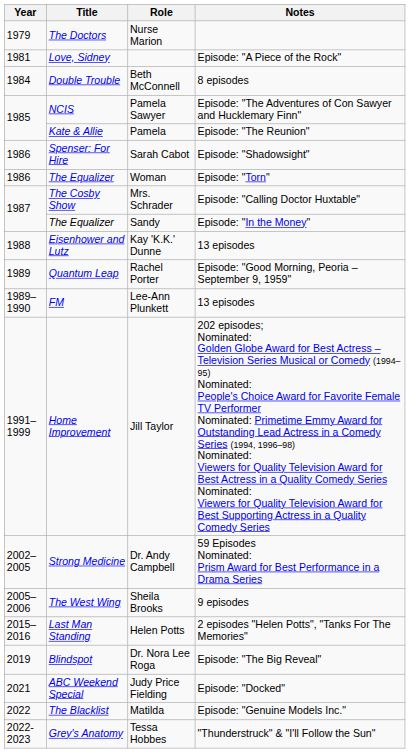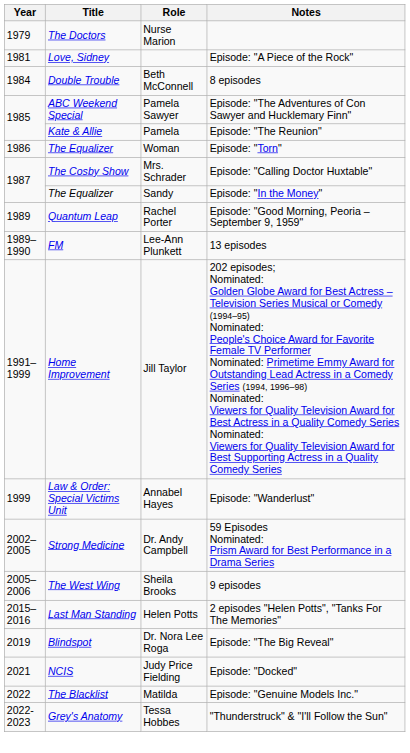(61, 109) NCIS -> (83, 109) ABC Weekend Special
- row: (160, 154)
- row: (153, 245)
+ row: (163, 498)
(83, 688) ABC Weekend Special -> (61, 671) NCIS
